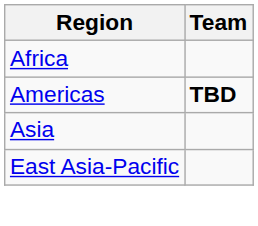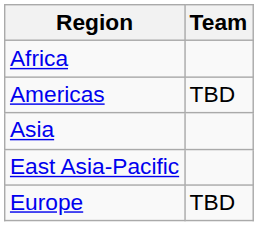(213, 94) bold -> (212, 94) normal
+ row: (47, 202)
